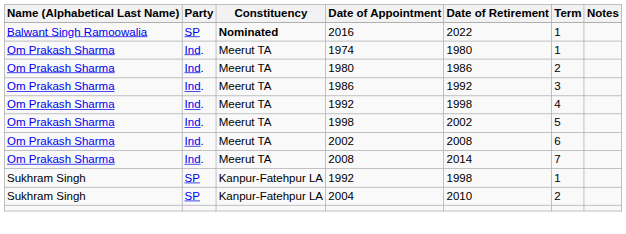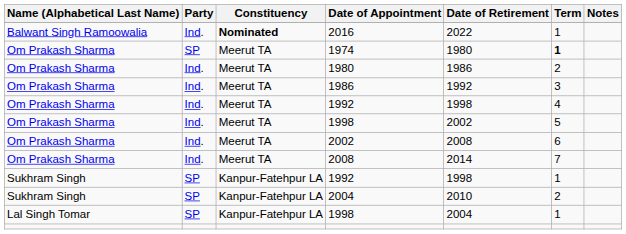(192, 31) SP -> (194, 31) Ind.
(194, 50) Ind. -> (192, 50) SP
(557, 50) normal -> (557, 50) bold
+ row: (49, 214)
